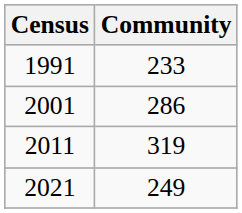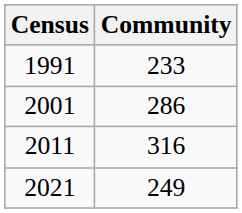(166, 146) 319 -> (166, 146) 316
